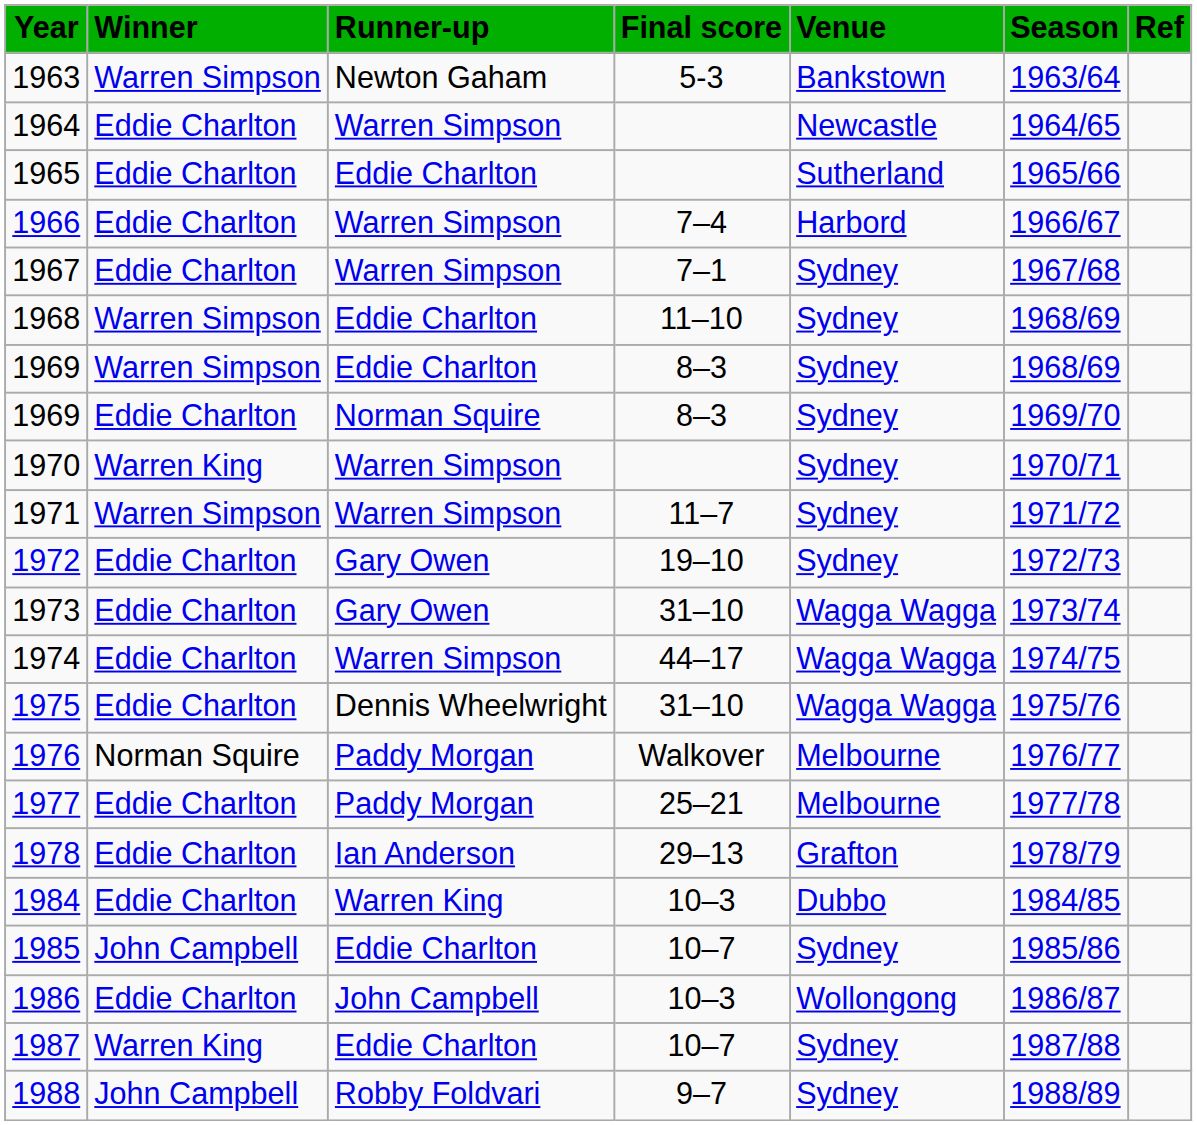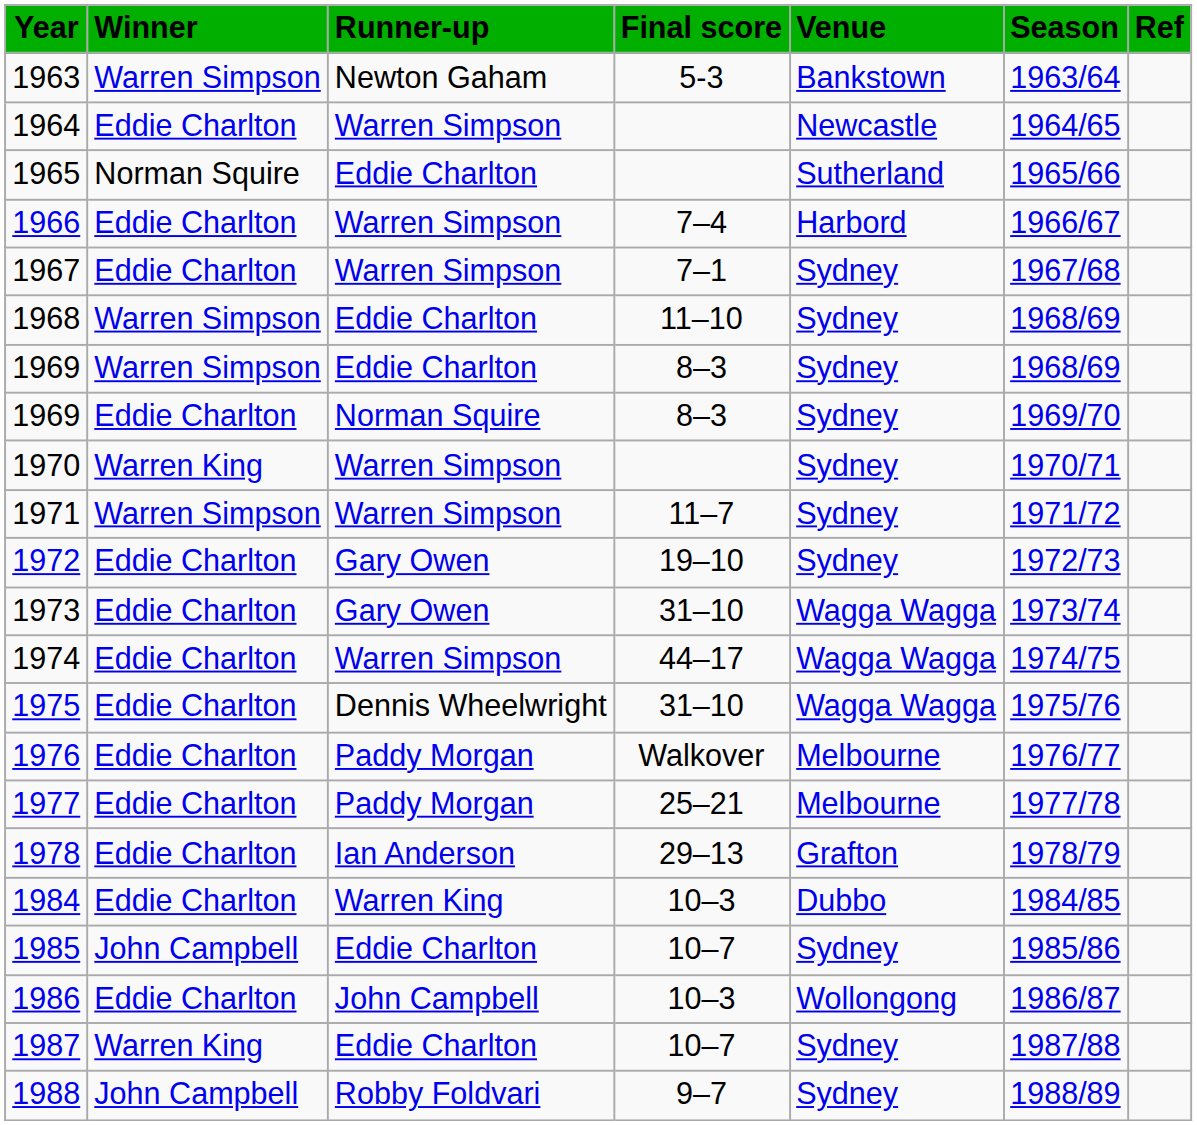(195, 174) Eddie Charlton -> (197, 174) Norman Squire
(197, 755) Norman Squire -> (195, 755) Eddie Charlton
